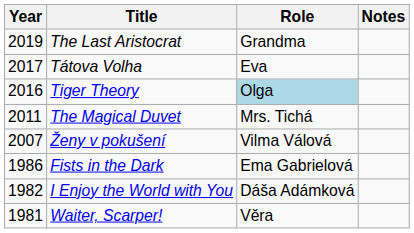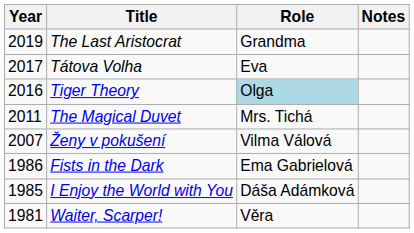(26, 191) 1982 -> (26, 191) 1985
